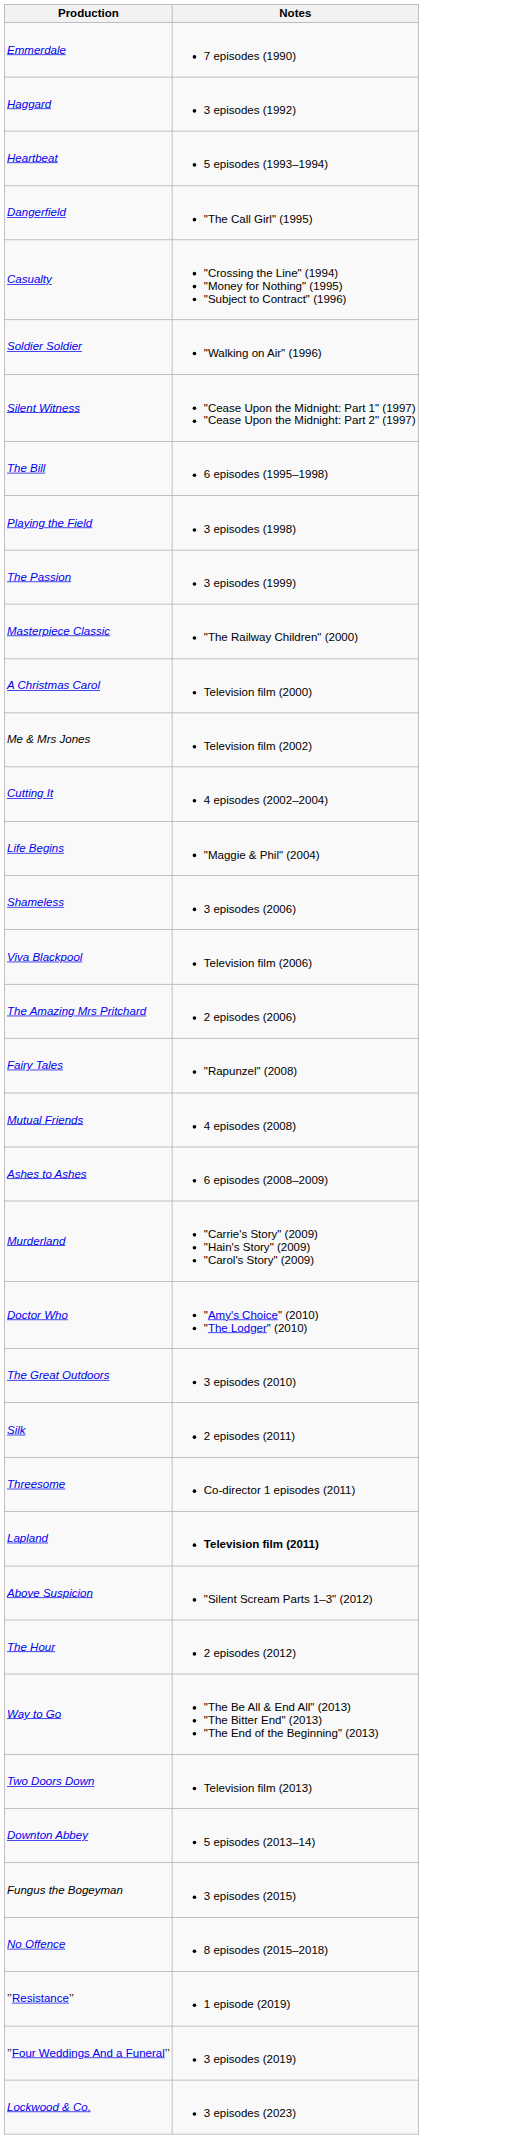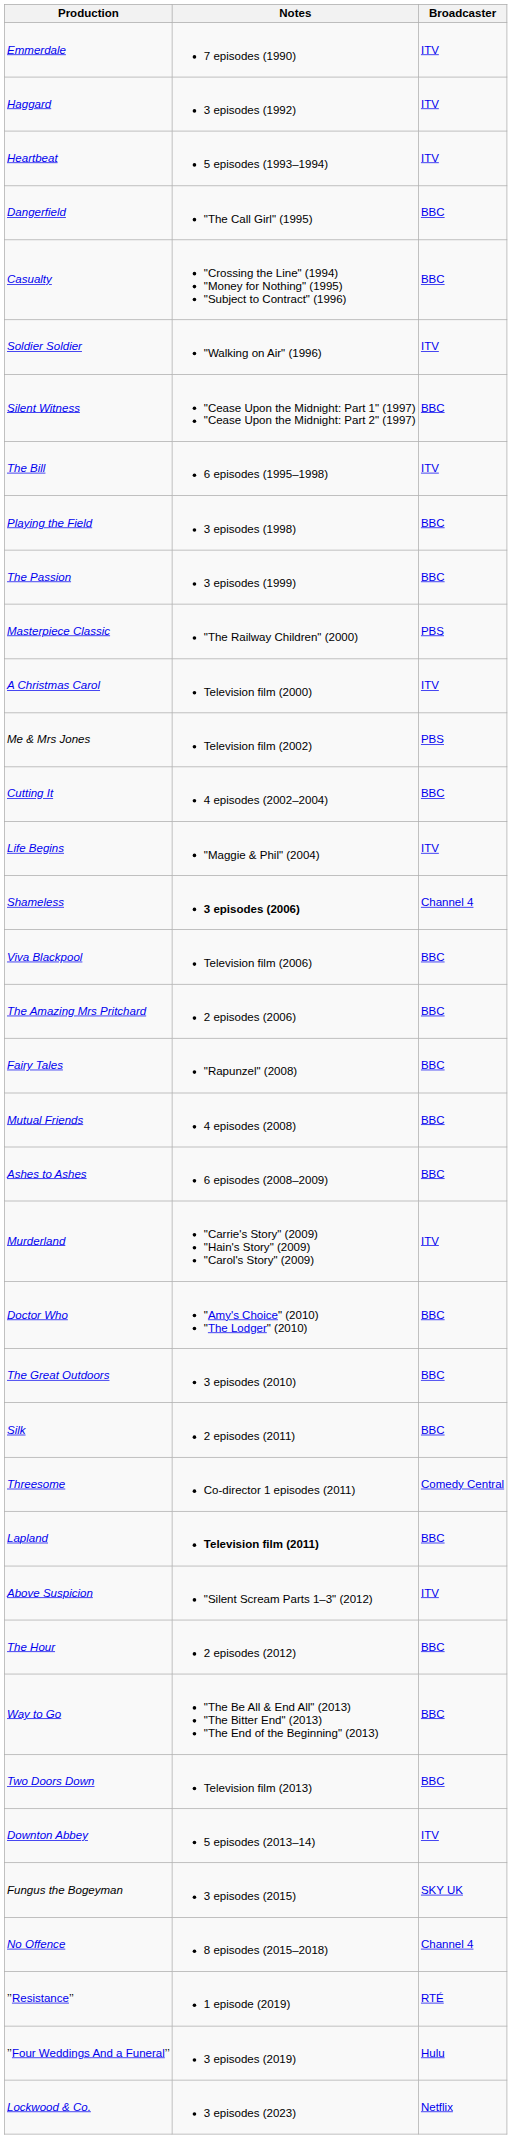+ column: (463, 13)
(295, 909) normal -> (295, 909) bold
